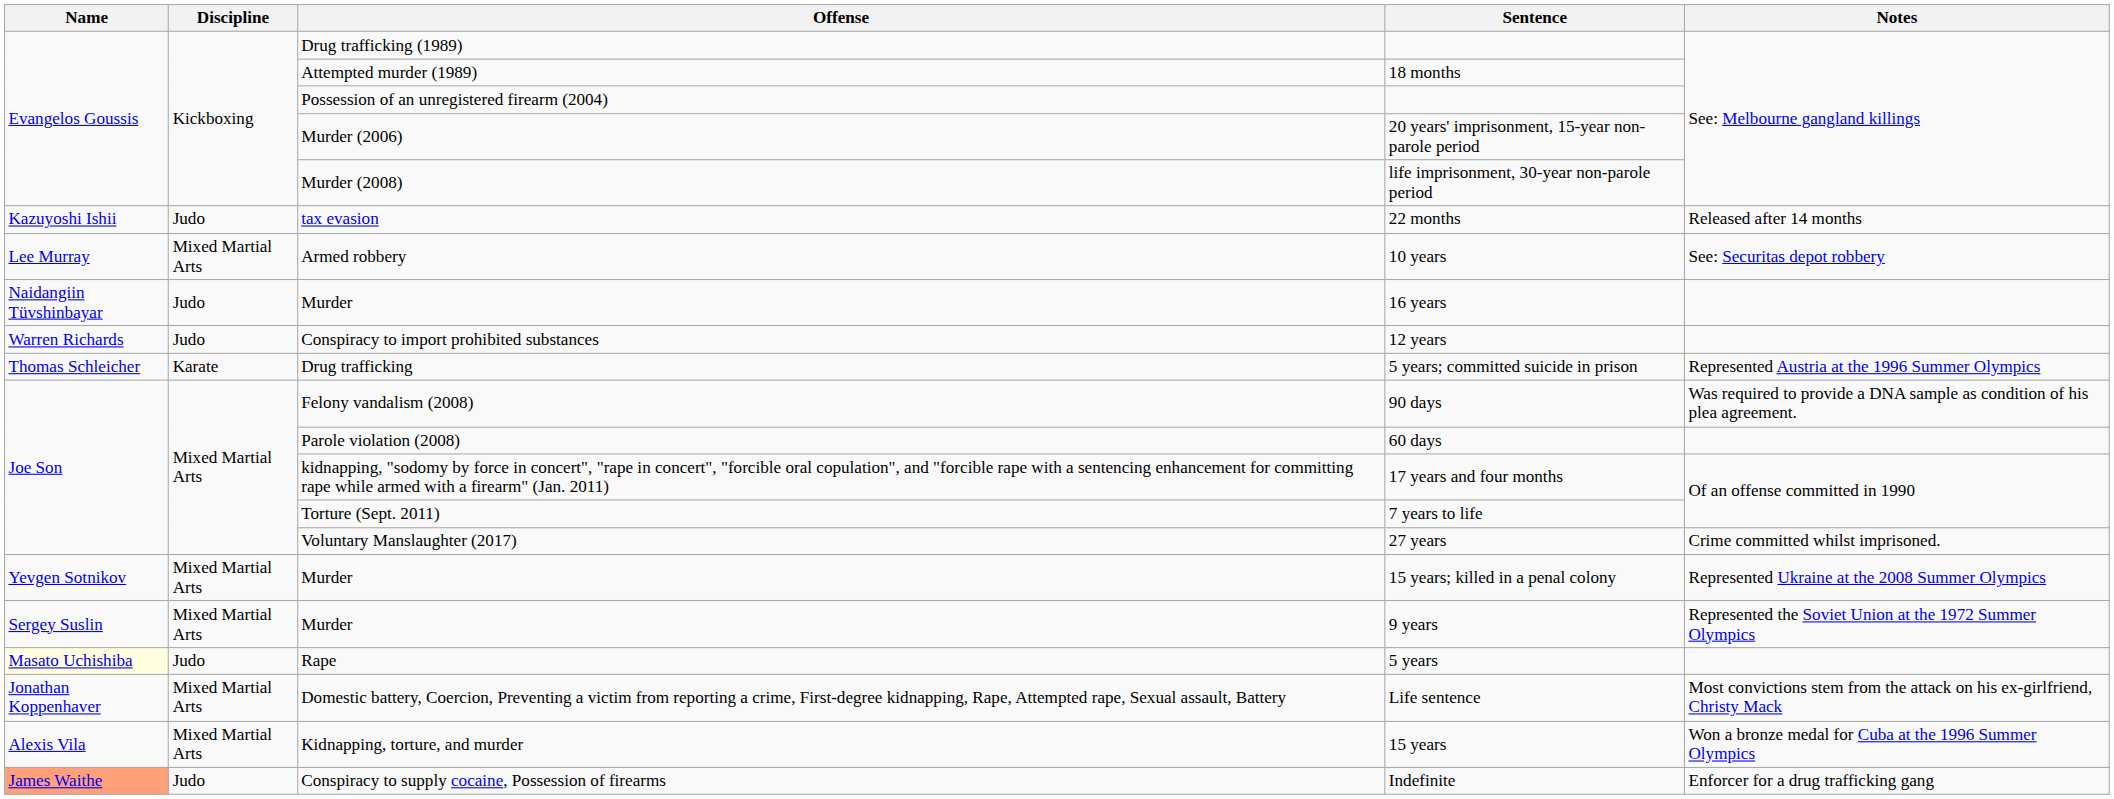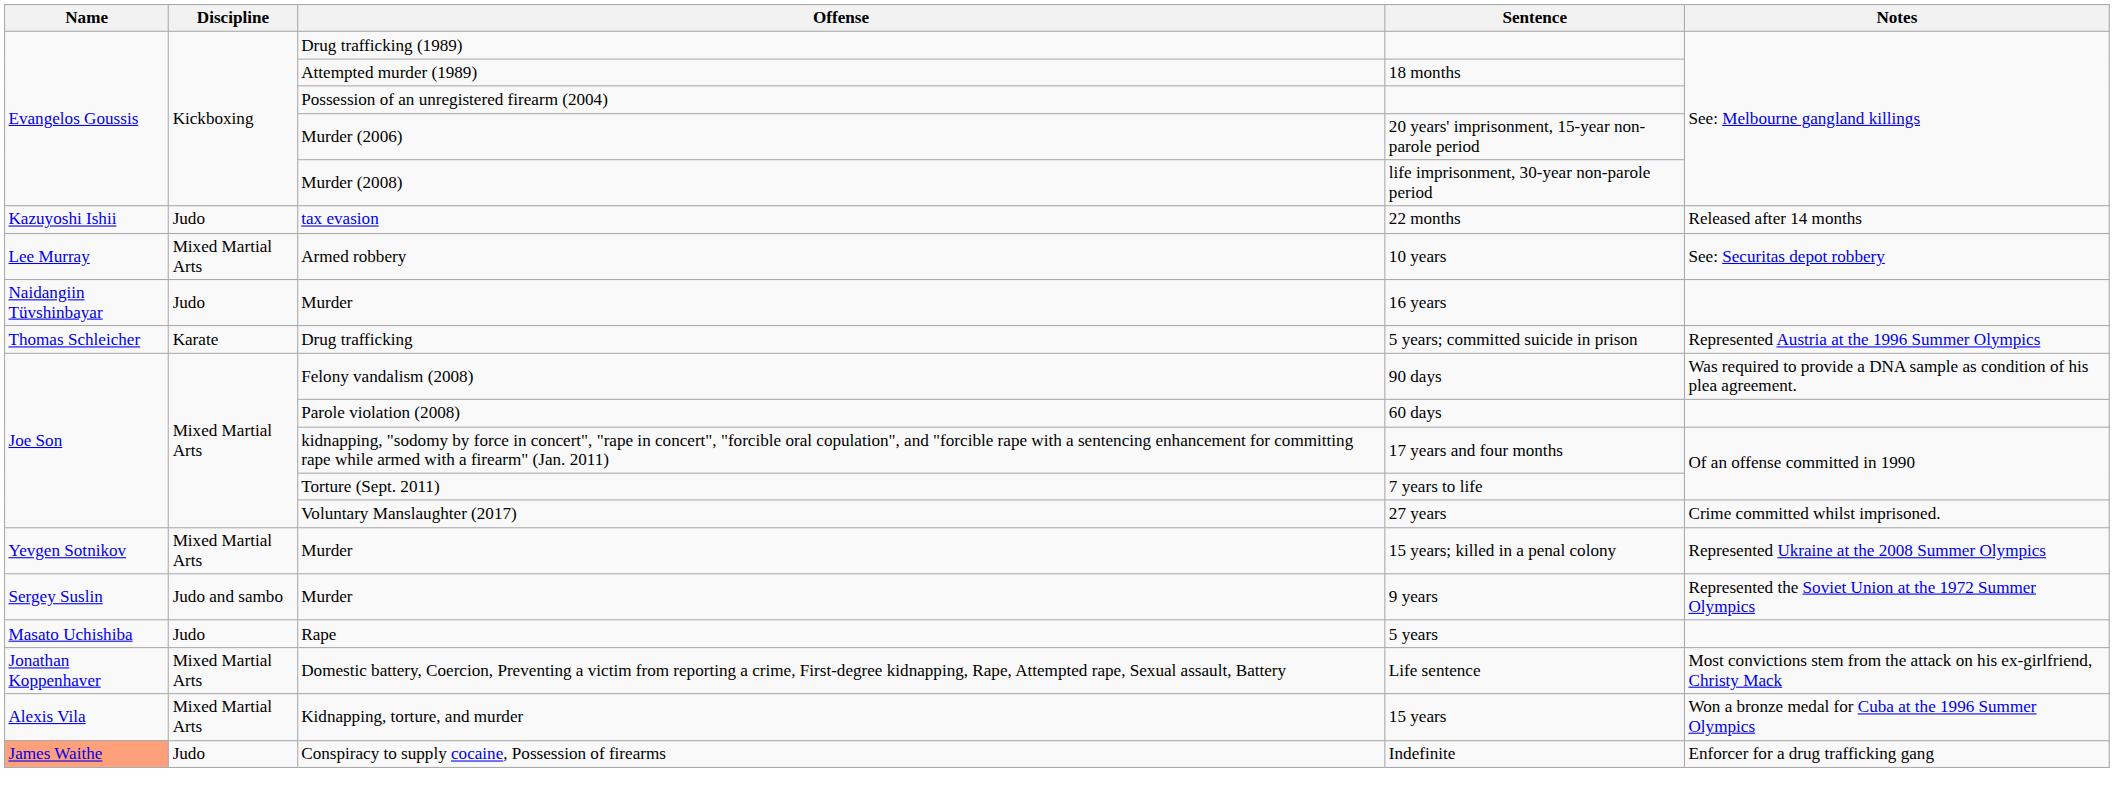- row: (450, 339)
(222, 624) Mixed Martial Arts -> (228, 596) Judo and sambo
(71, 660) lightyellow background -> (71, 633) no background
